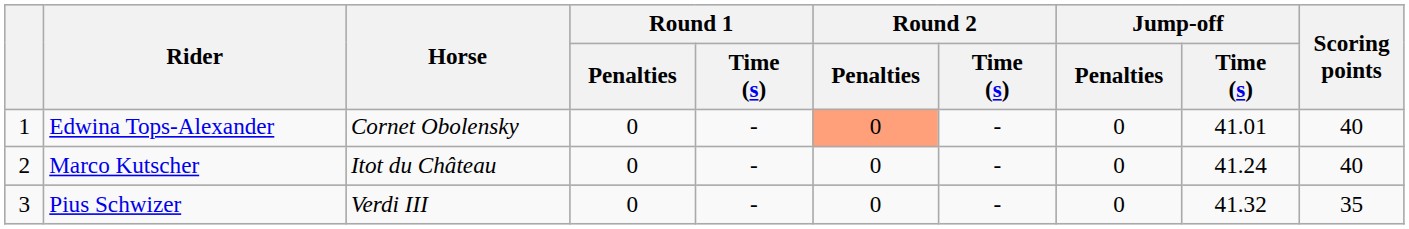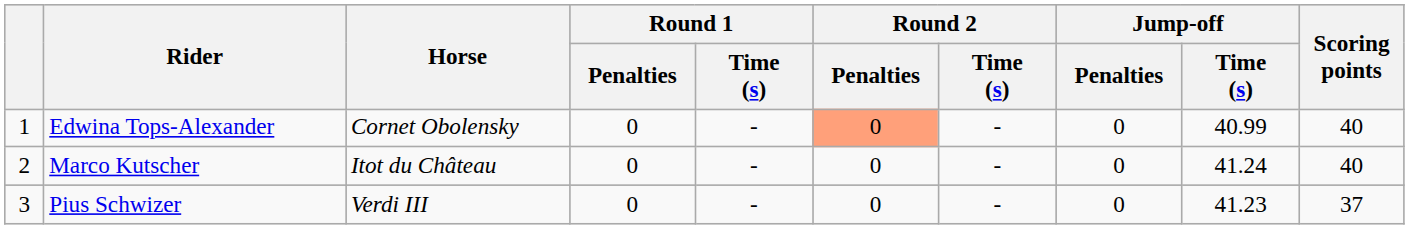(1241, 127) 41.01 -> (1241, 127) 40.99
(1241, 204) 41.32 -> (1241, 204) 41.23
(1352, 204) 35 -> (1352, 204) 37
